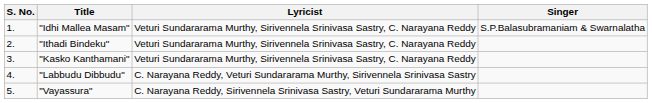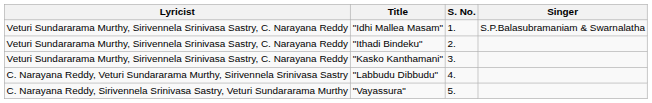columns swapped: (21, 12) <-> (305, 12)
